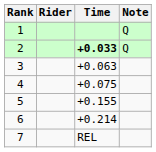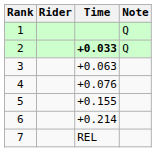(97, 85) +0.075 -> (97, 85) +0.076
